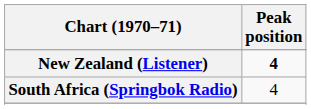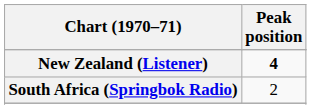(274, 90) 4 -> (274, 90) 2
